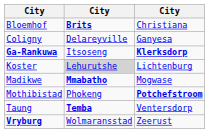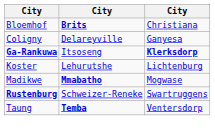(92, 66) lightgrey background -> (87, 66) no background
- row: (34, 94)
+ row: (32, 94)
- row: (24, 121)
